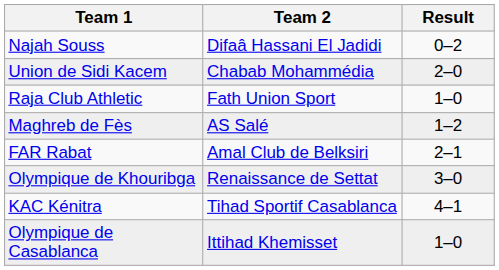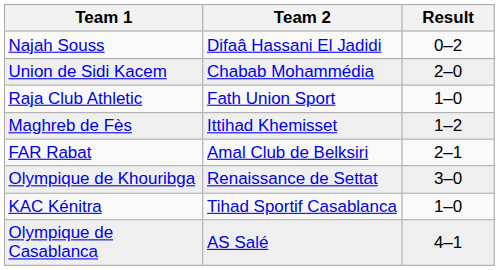(238, 125) AS Salé -> (272, 125) Ittihad Khemisset
(448, 206) 4–1 -> (448, 206) 1–0
(272, 242) Ittihad Khemisset -> (238, 242) AS Salé
(448, 242) 1–0 -> (448, 242) 4–1
